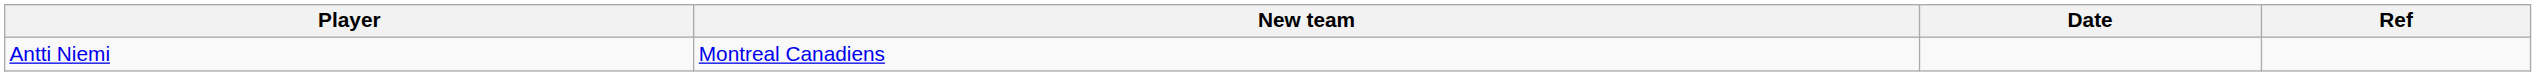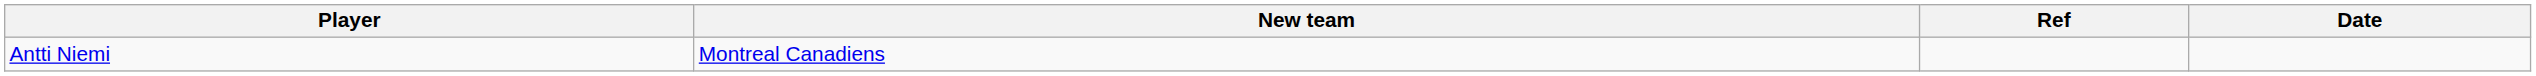columns swapped: (2090, 20) <-> (2396, 20)
